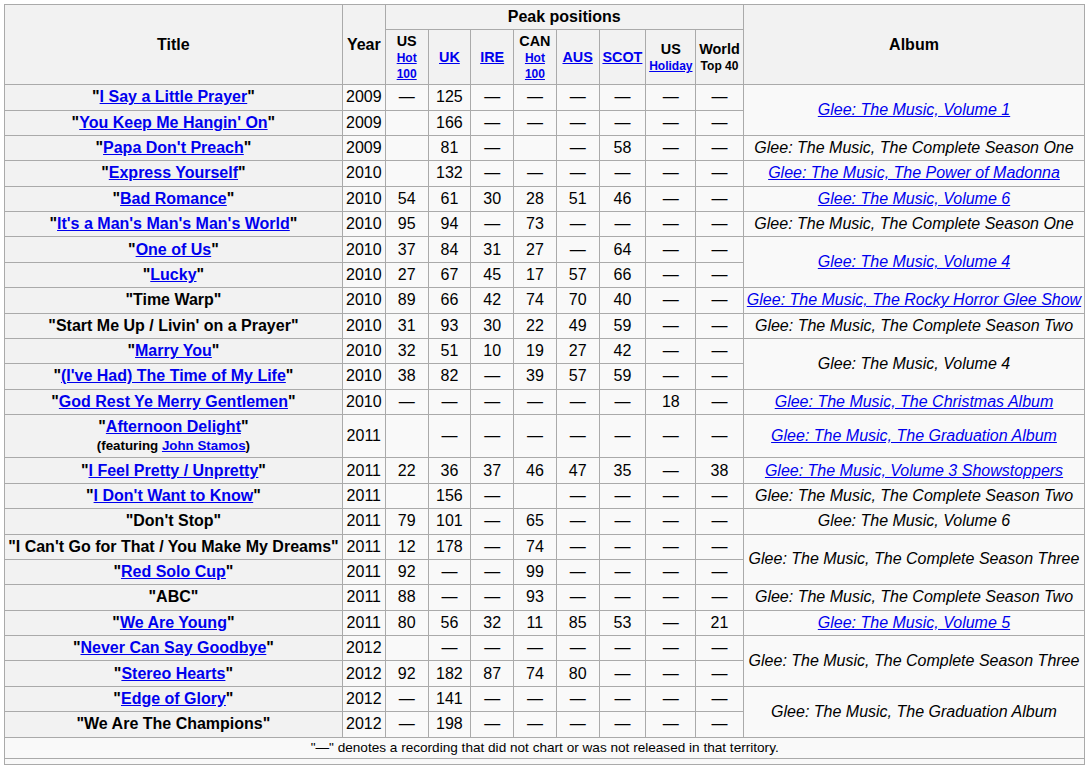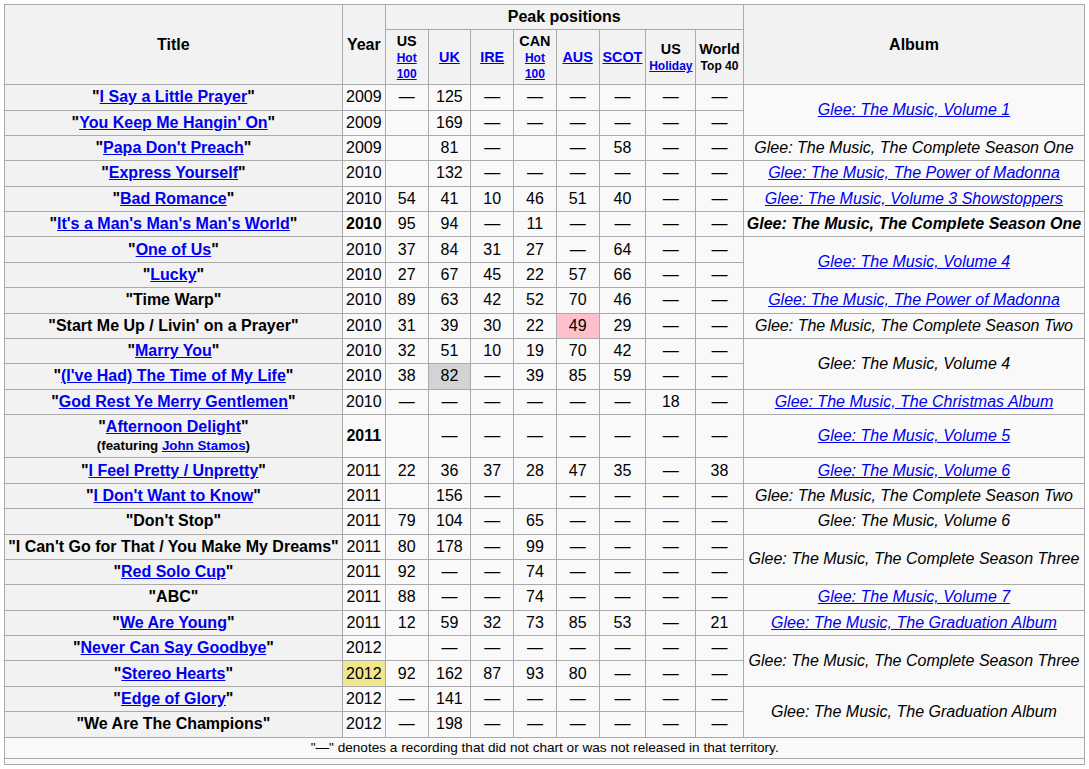(449, 122) 166 -> (449, 122) 169
(449, 198) 61 -> (449, 198) 41
(492, 198) 30 -> (492, 198) 10
(535, 198) 28 -> (535, 198) 46
(622, 198) 46 -> (622, 198) 40
(914, 198) Glee: The Music, Volume 6 -> (914, 198) Glee: The Music, Volume 3 Showstoppers
(364, 224) normal -> (364, 224) bold
(535, 224) 73 -> (535, 224) 11
(914, 224) normal -> (914, 224) bold
(535, 274) 17 -> (535, 274) 22
(449, 300) 66 -> (449, 300) 63
(535, 300) 74 -> (535, 300) 52
(622, 300) 40 -> (622, 300) 46
(914, 300) Glee: The Music, The Rocky Horror Glee Show -> (914, 300) Glee: The Music, The Power of Madonna
(449, 325) 93 -> (449, 325) 39
(578, 325) no background -> (578, 325) pink background
(622, 325) 59 -> (622, 325) 29
(578, 351) 27 -> (578, 351) 70
(449, 376) no background -> (449, 376) lightgrey background
(578, 376) 57 -> (578, 376) 85
(364, 436) normal -> (364, 436) bold
(914, 436) Glee: The Music, The Graduation Album -> (914, 436) Glee: The Music, Volume 5
(535, 470) 46 -> (535, 470) 28
(914, 470) Glee: The Music, Volume 3 Showstoppers -> (914, 470) Glee: The Music, Volume 6
(449, 521) 101 -> (449, 521) 104
(407, 546) 12 -> (407, 546) 80
(535, 546) 74 -> (535, 546) 99
(535, 572) 99 -> (535, 572) 74
(535, 597) 93 -> (535, 597) 74
(914, 597) Glee: The Music, The Complete Season Two -> (914, 597) Glee: The Music, Volume 7
(407, 622) 80 -> (407, 622) 12
(449, 622) 56 -> (449, 622) 59
(535, 622) 11 -> (535, 622) 73
(914, 622) Glee: The Music, Volume 5 -> (914, 622) Glee: The Music, The Graduation Album
(364, 673) no background -> (364, 673) khaki background
(449, 673) 182 -> (449, 673) 162
(535, 673) 74 -> (535, 673) 93
